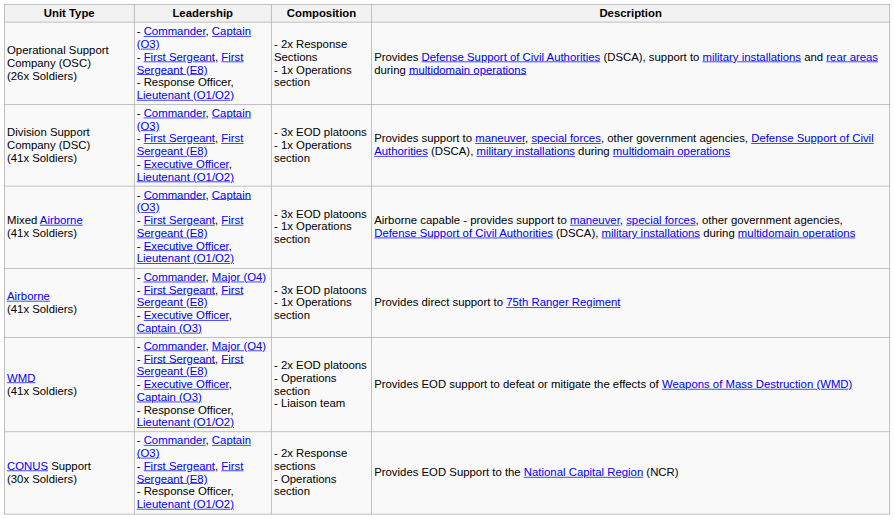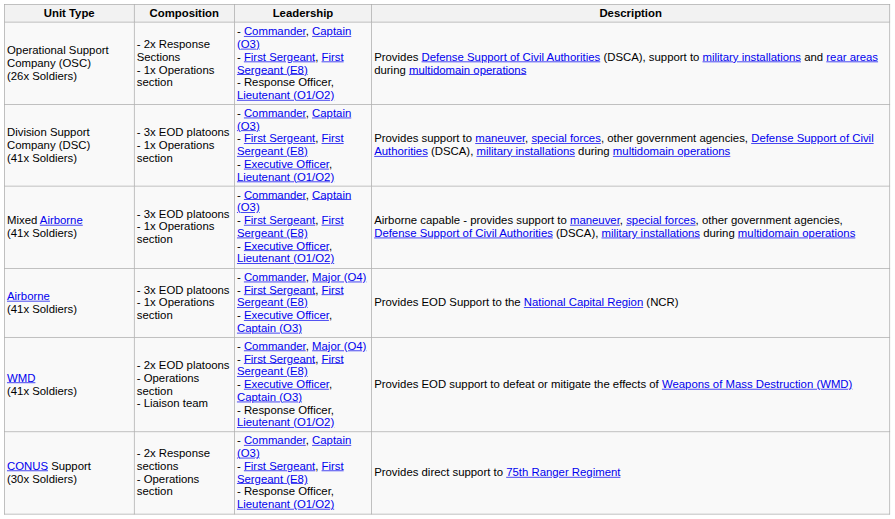columns swapped: (321, 13) <-> (203, 13)
(497, 302) Provides direct support to 75th Ranger Regiment -> (526, 302) Provides EOD Support to the National Capital Region (NCR)
(526, 473) Provides EOD Support to the National Capital Region (NCR) -> (497, 473) Provides direct support to 75th Ranger Regiment
